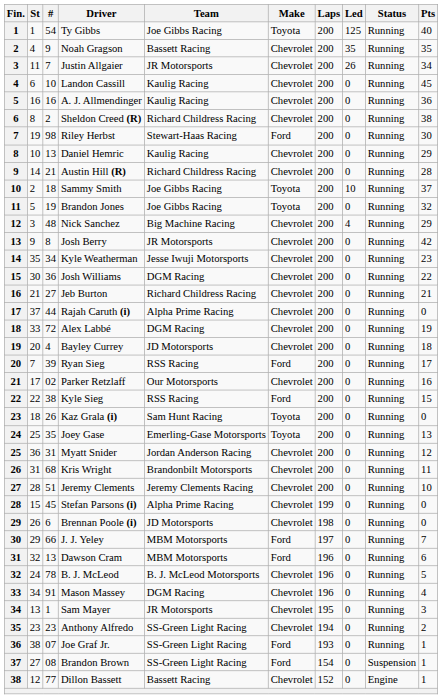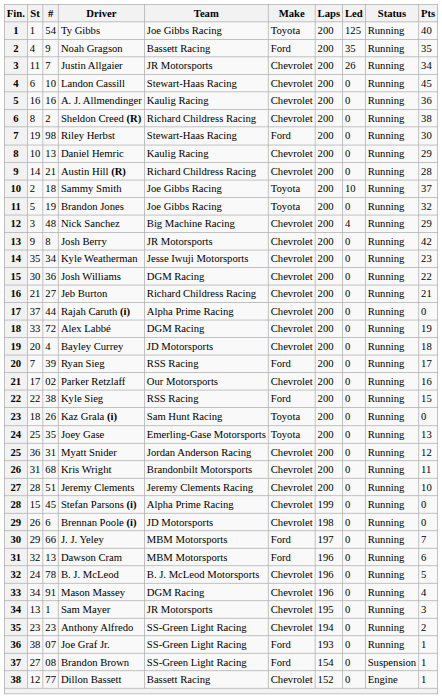(292, 48) Chevrolet -> (281, 48) Ford
(178, 83) Kaulig Racing -> (192, 83) Stewart-Haas Racing
